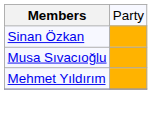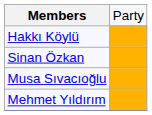+ row: (43, 37)
